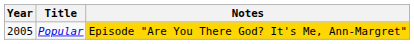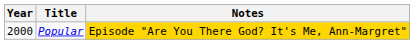(20, 31) 2005 -> (20, 31) 2000
